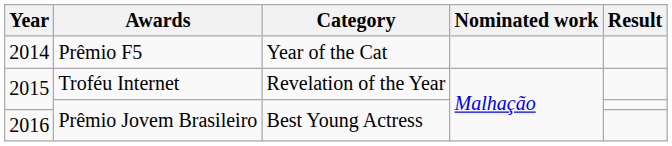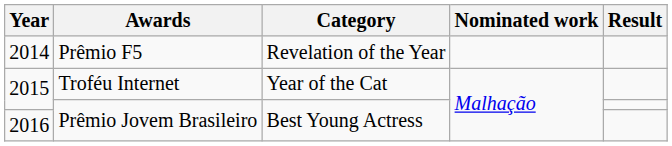(327, 52) Year of the Cat -> (356, 52) Revelation of the Year
(356, 83) Revelation of the Year -> (327, 83) Year of the Cat
